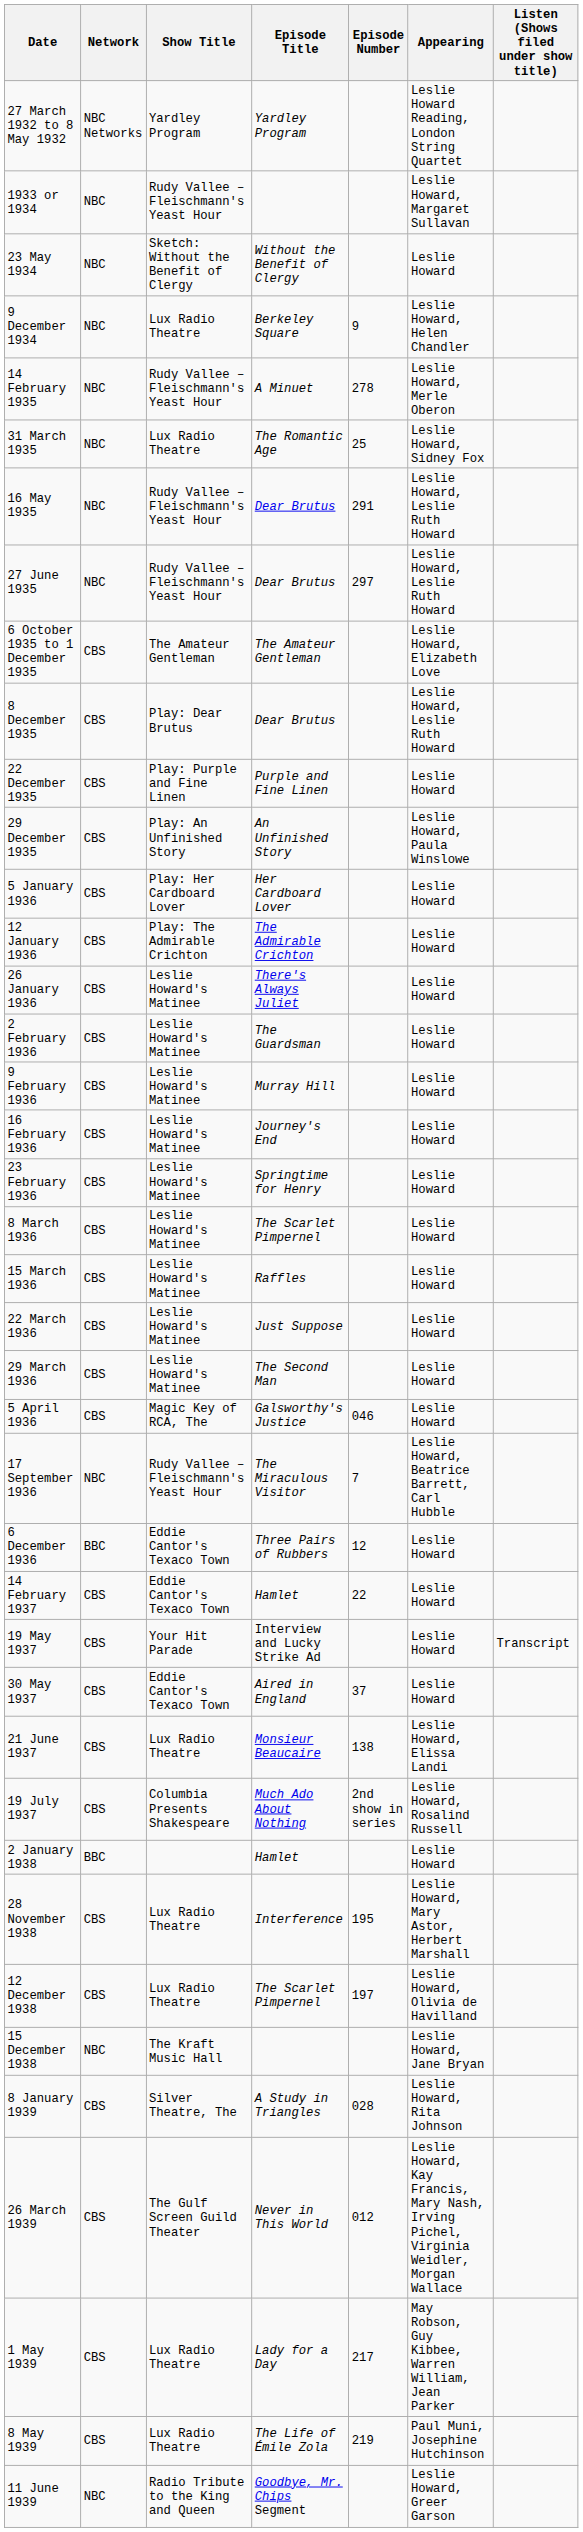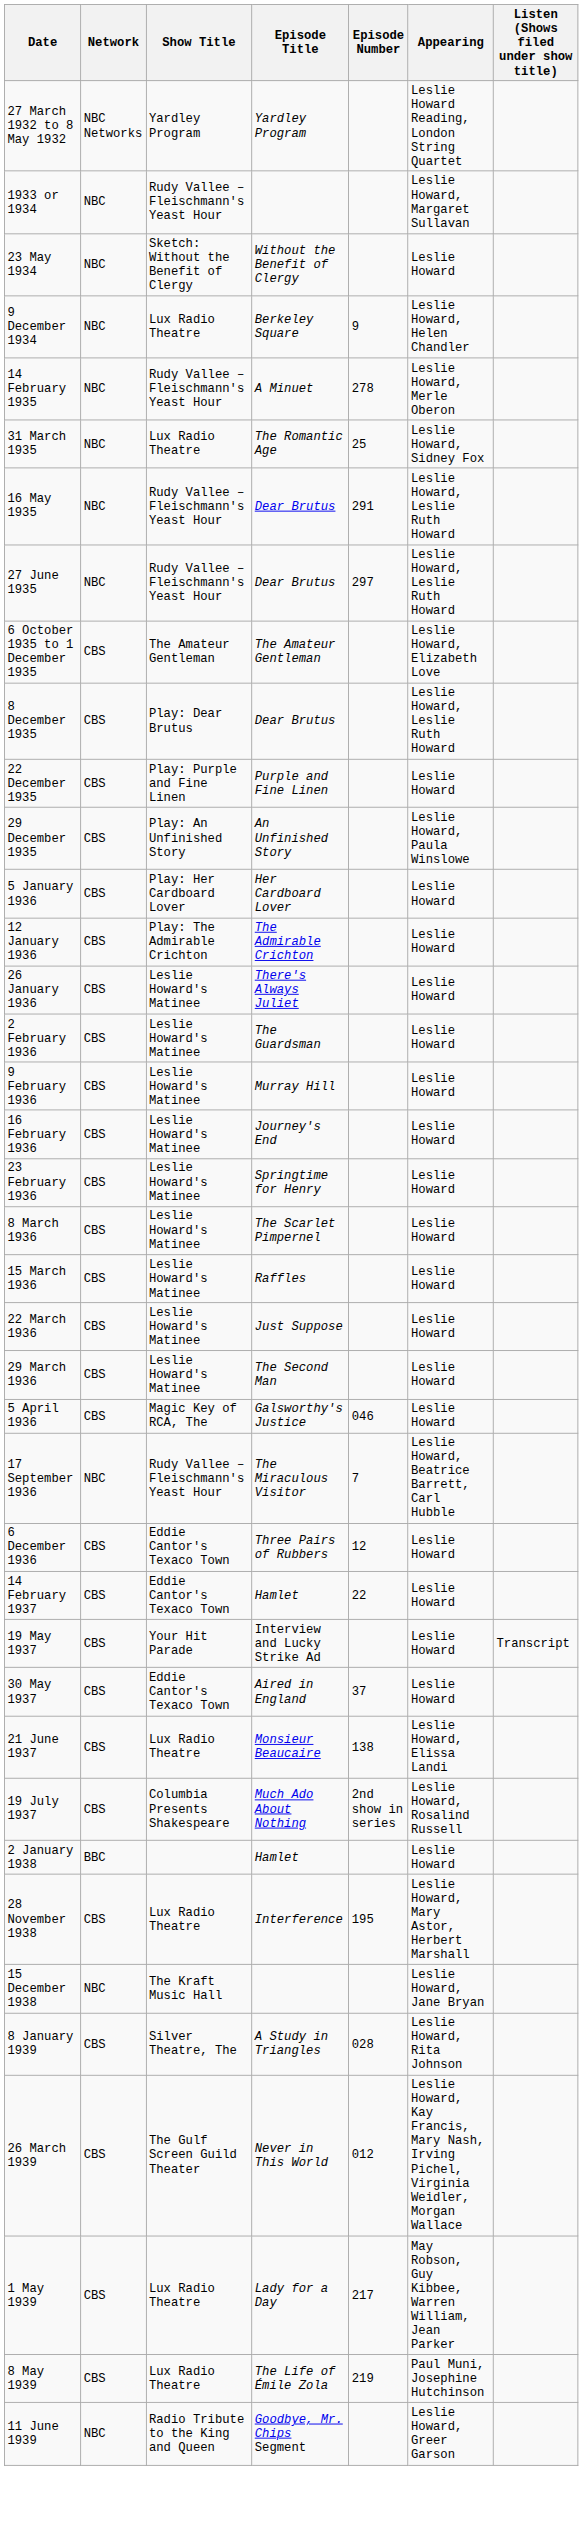(95, 1547) BBC -> (95, 1547) CBS
- row: (37, 1996)
